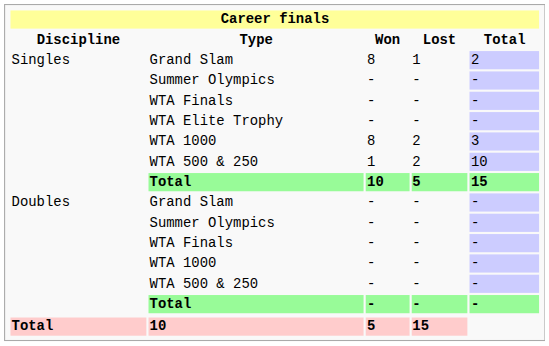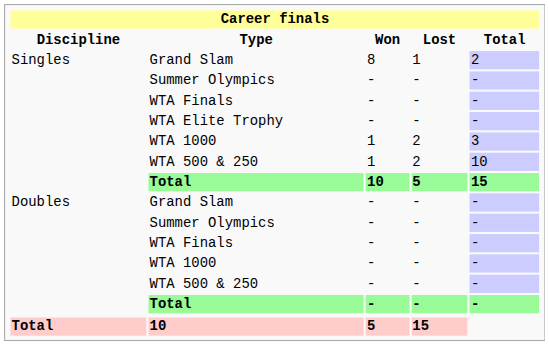(371, 141) 8 -> (371, 141) 1
